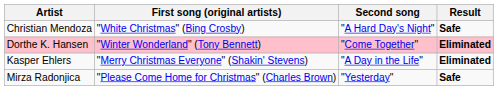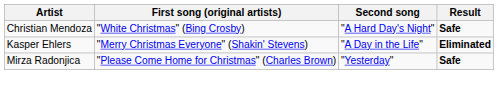- row: (47, 45)
